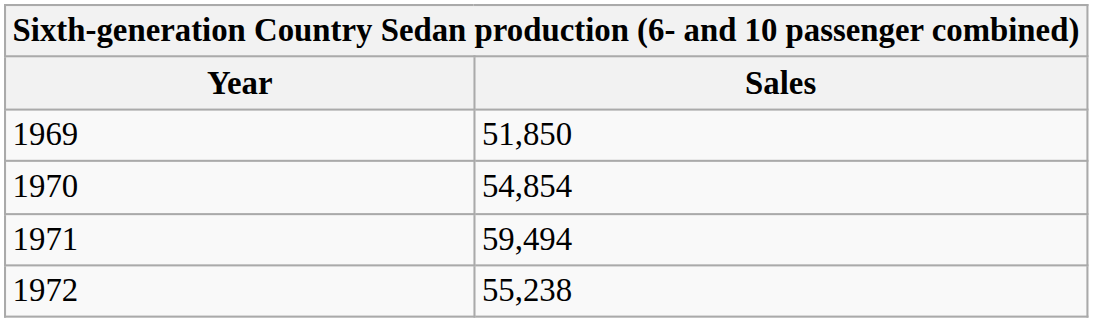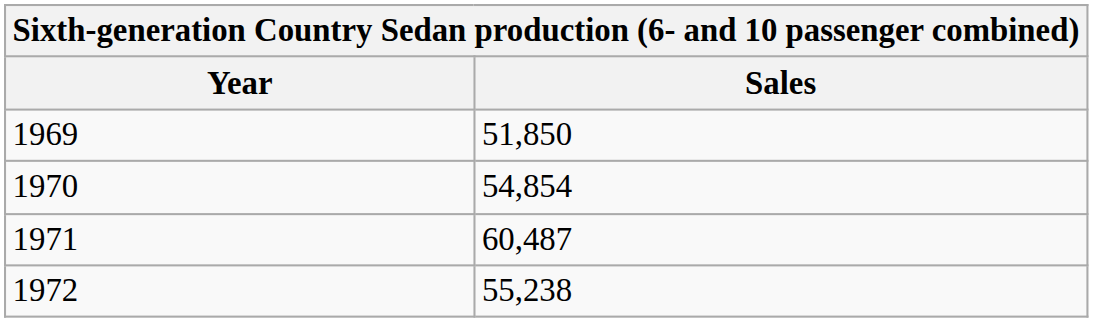(527, 238) 59,494 -> (527, 238) 60,487
